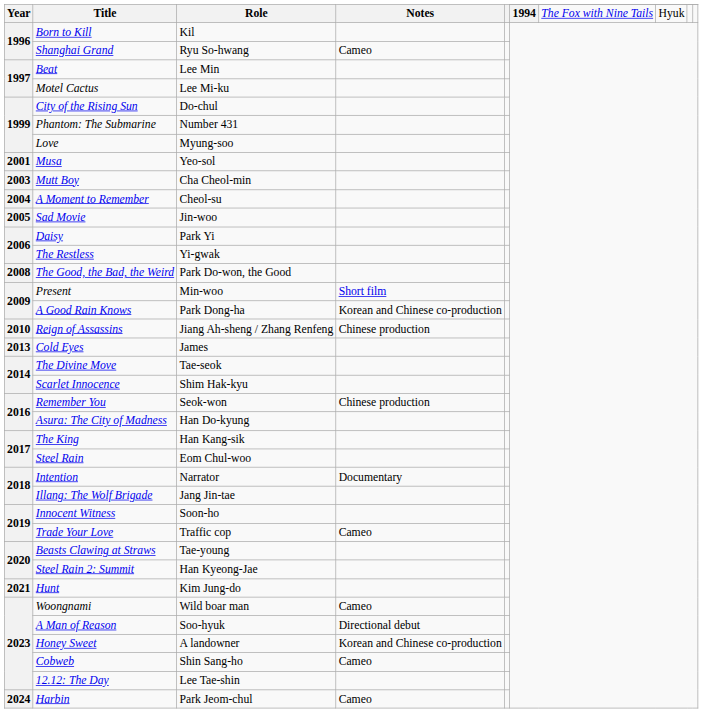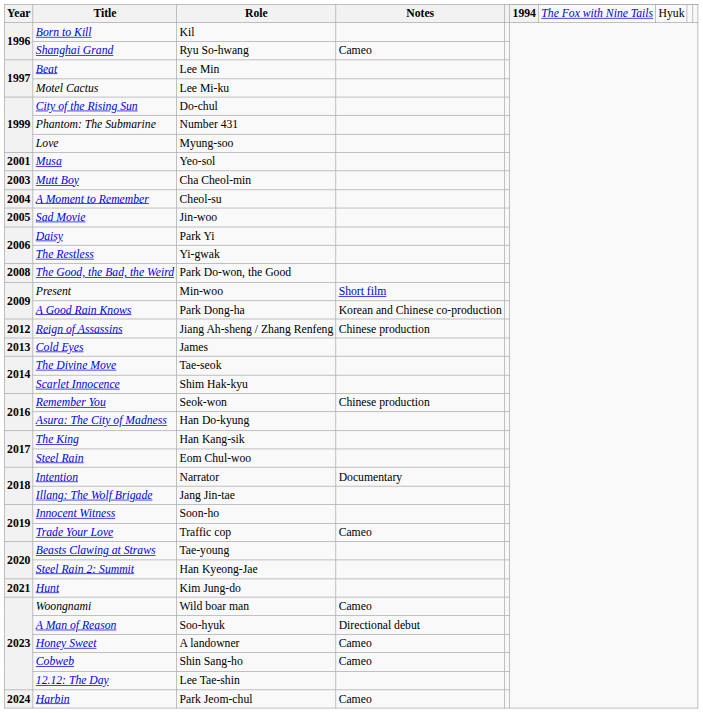(19, 328) 2010 -> (19, 328) 2012
(420, 643) Korean and Chinese co-production -> (355, 643) Cameo
